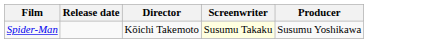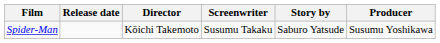+ column: (311, 13)
(238, 30) lightyellow background -> (238, 30) no background
